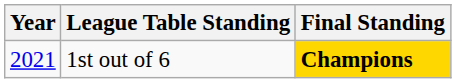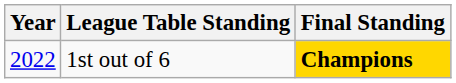(33, 58) 2021 -> (33, 58) 2022
